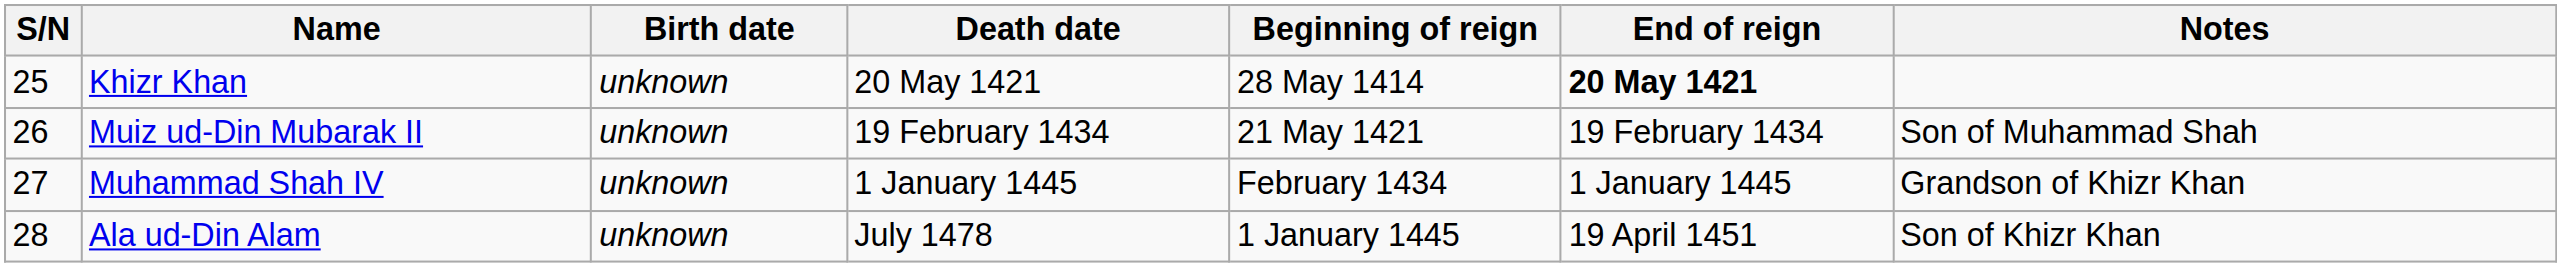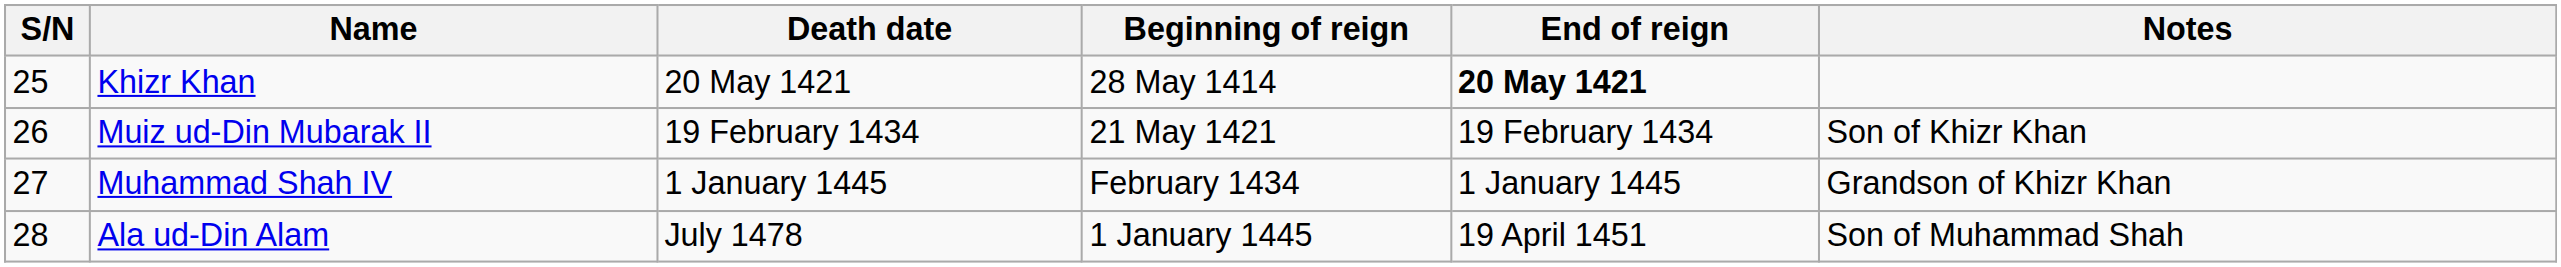- column: (719, 30)
(2079, 132) Son of Muhammad Shah -> (1957, 132) Son of Khizr Khan
(2031, 235) Son of Khizr Khan -> (2005, 235) Son of Muhammad Shah
